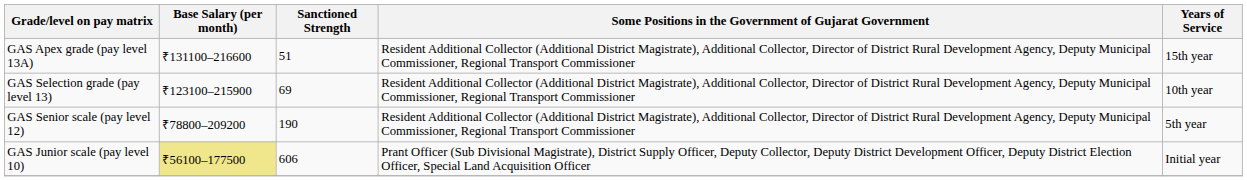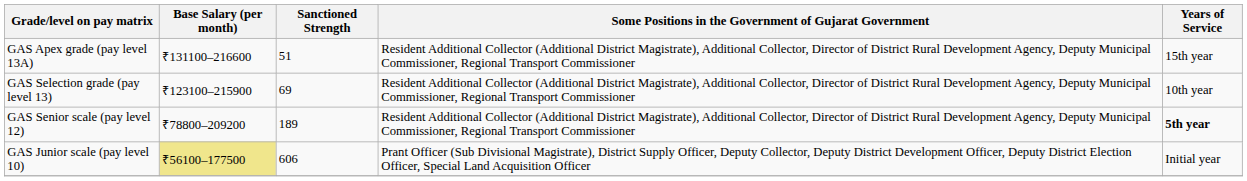(288, 124) 190 -> (288, 124) 189
(1186, 124) normal -> (1188, 124) bold
